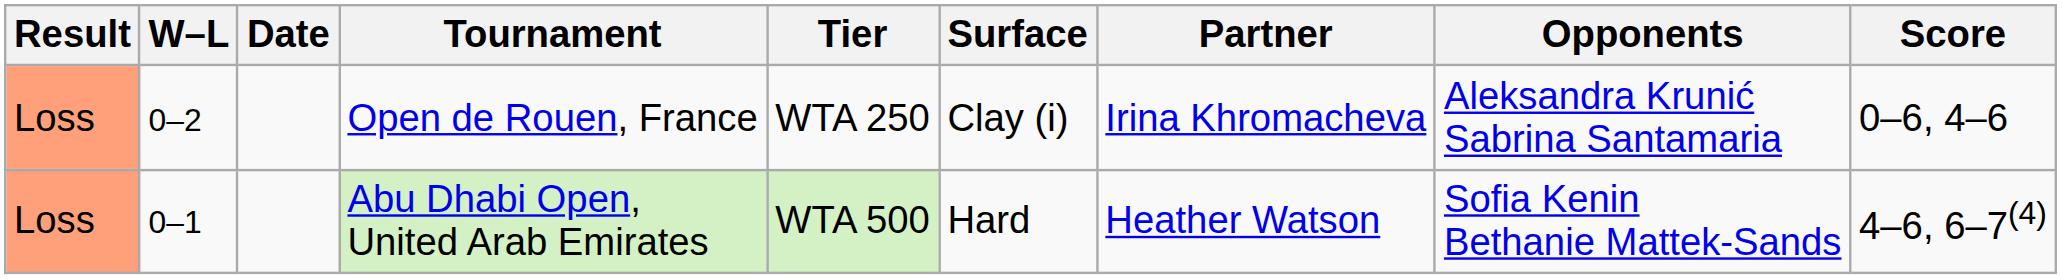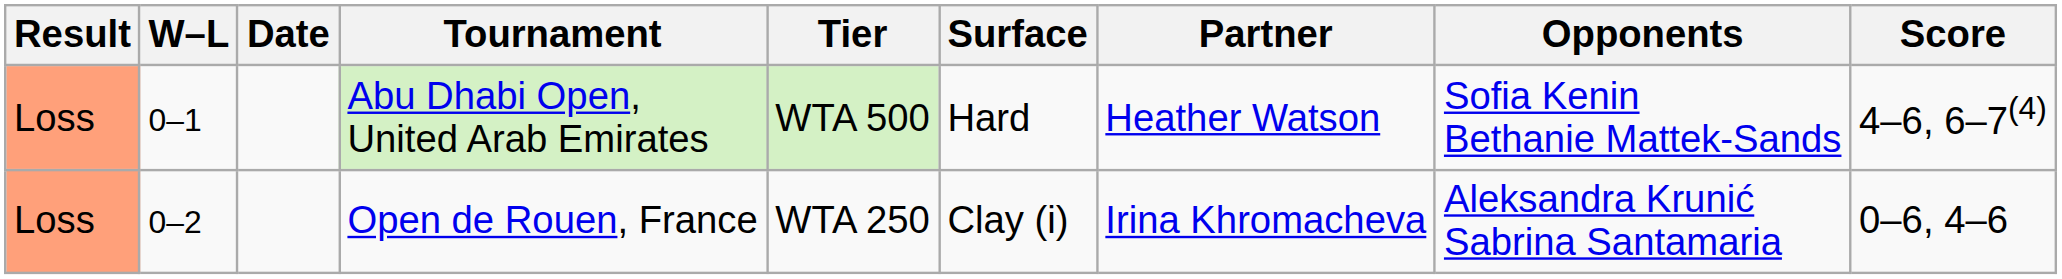rows swapped: (528, 220) <-> (553, 116)
